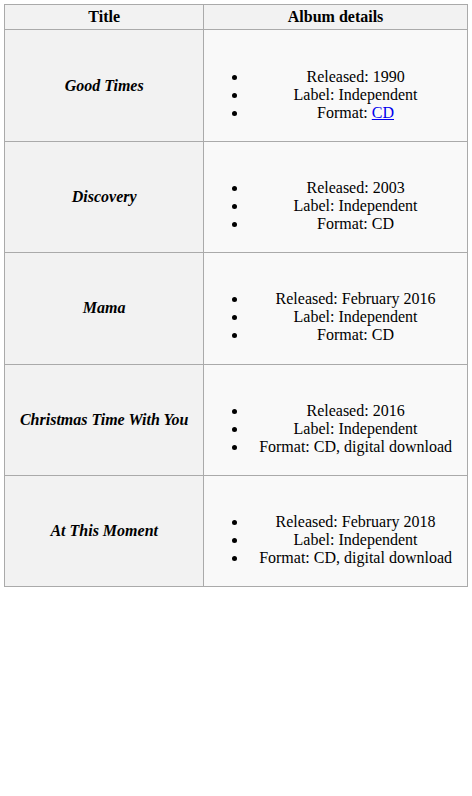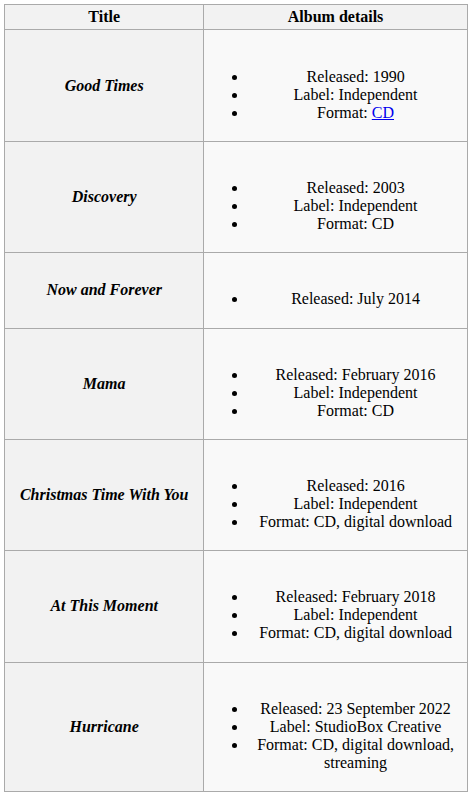+ row: (104, 290)
+ row: (104, 726)
